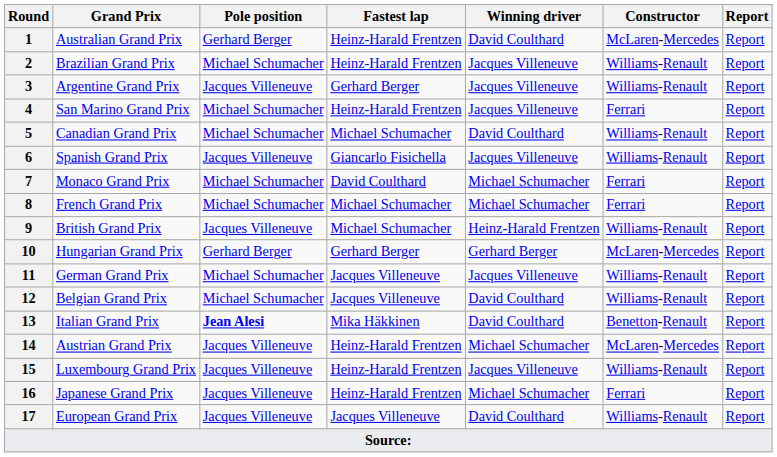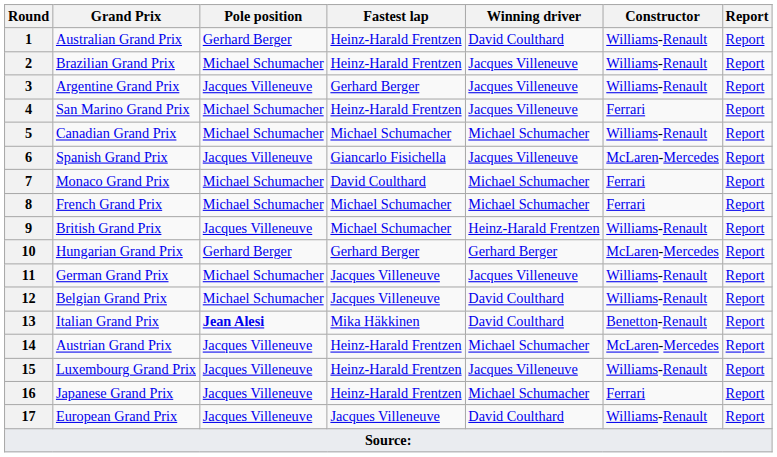(663, 39) McLaren-Mercedes -> (657, 39) Williams-Renault
(516, 133) David Coulthard -> (529, 133) Michael Schumacher
(657, 157) Williams-Renault -> (663, 157) McLaren-Mercedes
